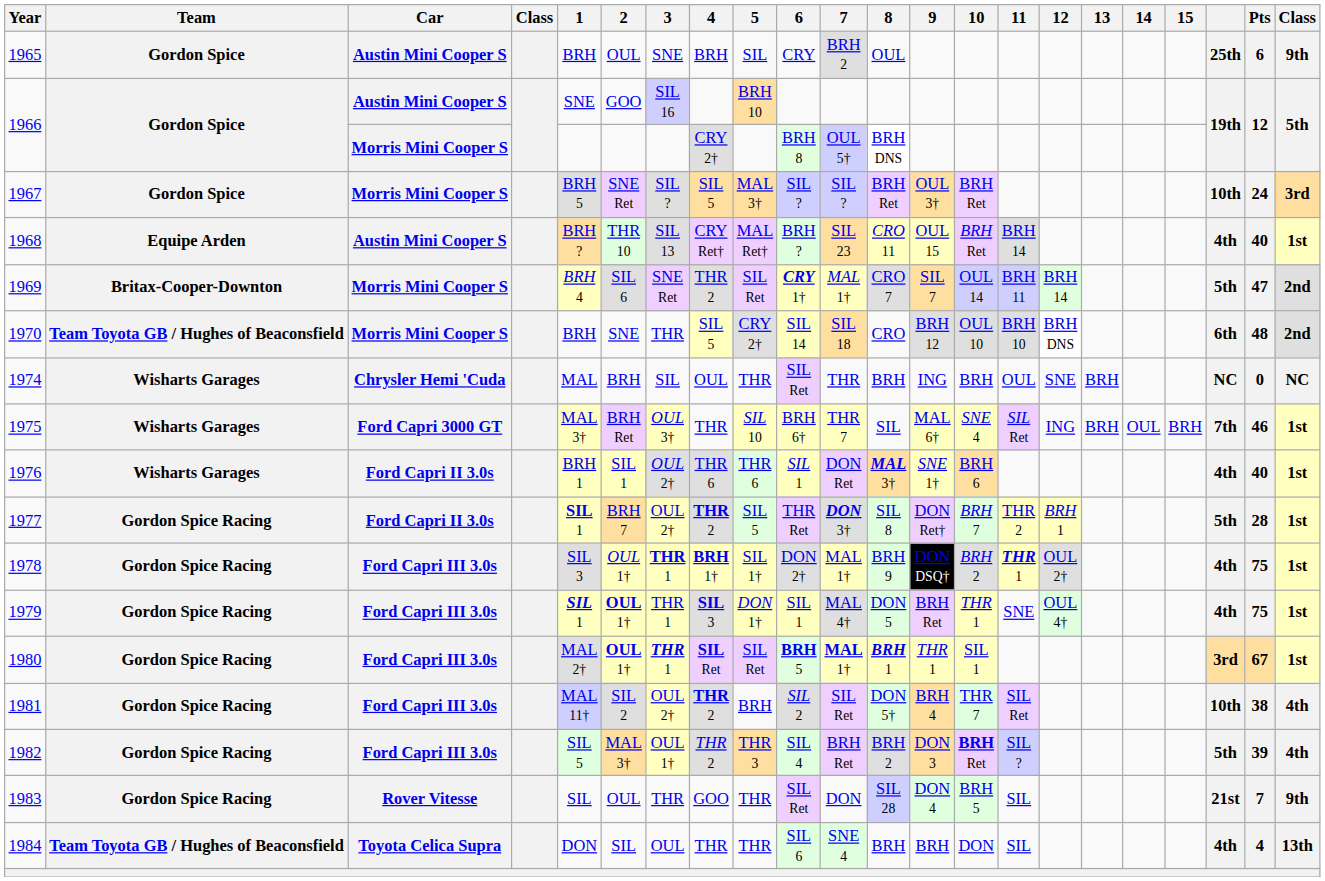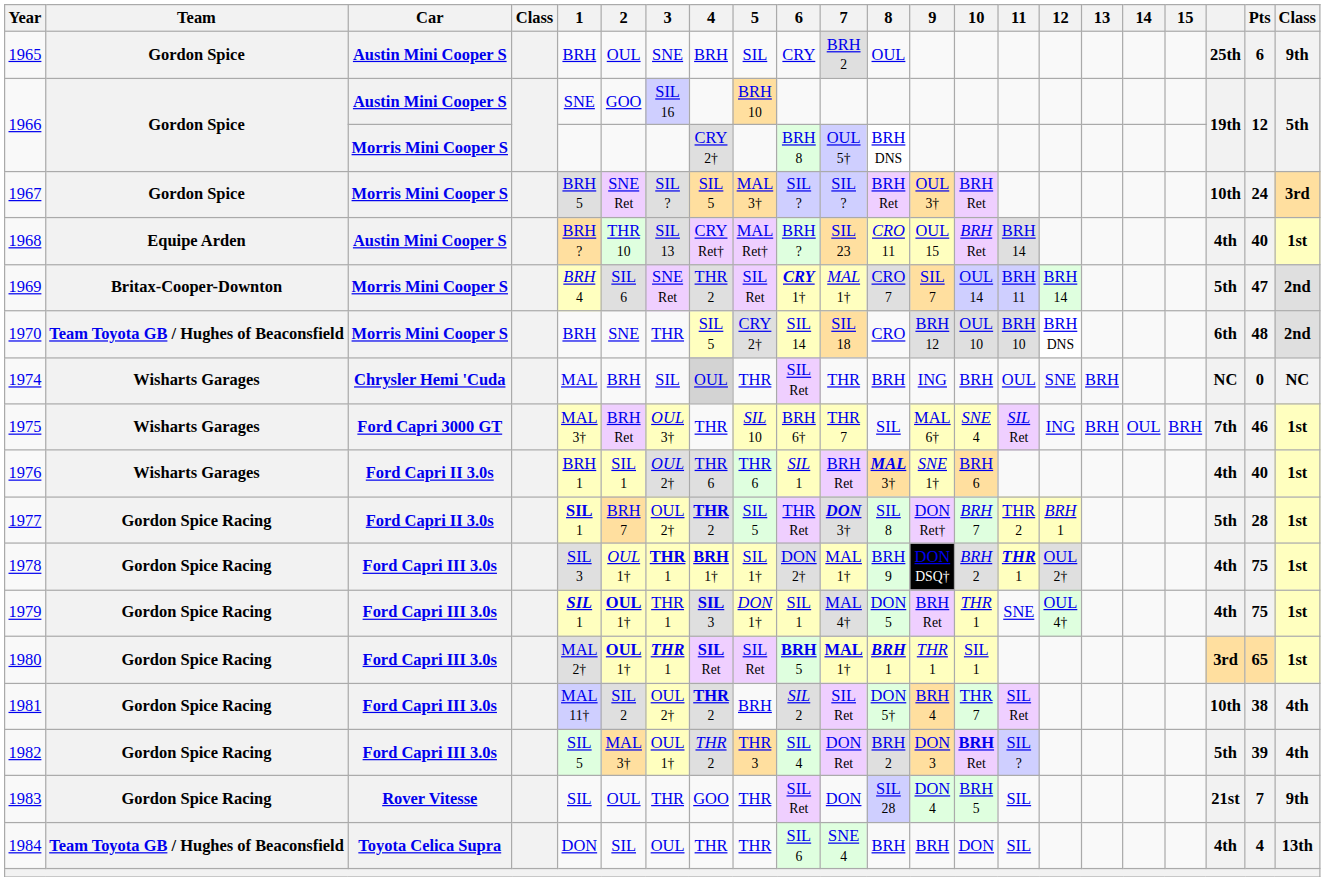(711, 380) no background -> (711, 380) lightgrey background
(844, 472) DON Ret -> (844, 472) BRH Ret
(1260, 659) 67 -> (1260, 659) 65
(844, 751) BRH Ret -> (844, 751) DON Ret
